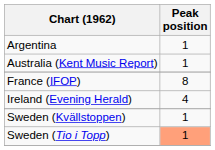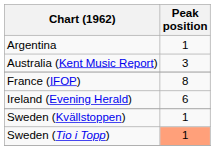(185, 63) 1 -> (185, 63) 3
(185, 99) 4 -> (185, 99) 6
